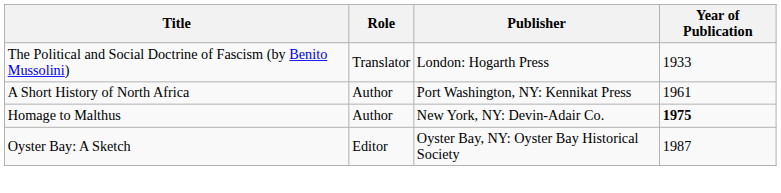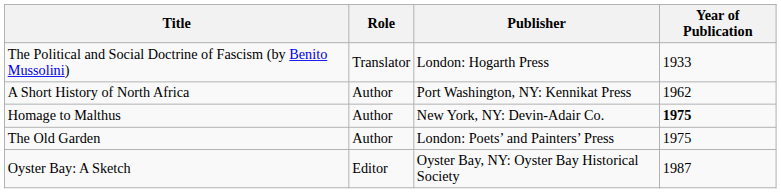(677, 92) 1961 -> (677, 92) 1962
+ row: (54, 138)
